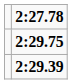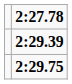rows swapped: (40, 66) <-> (40, 41)
